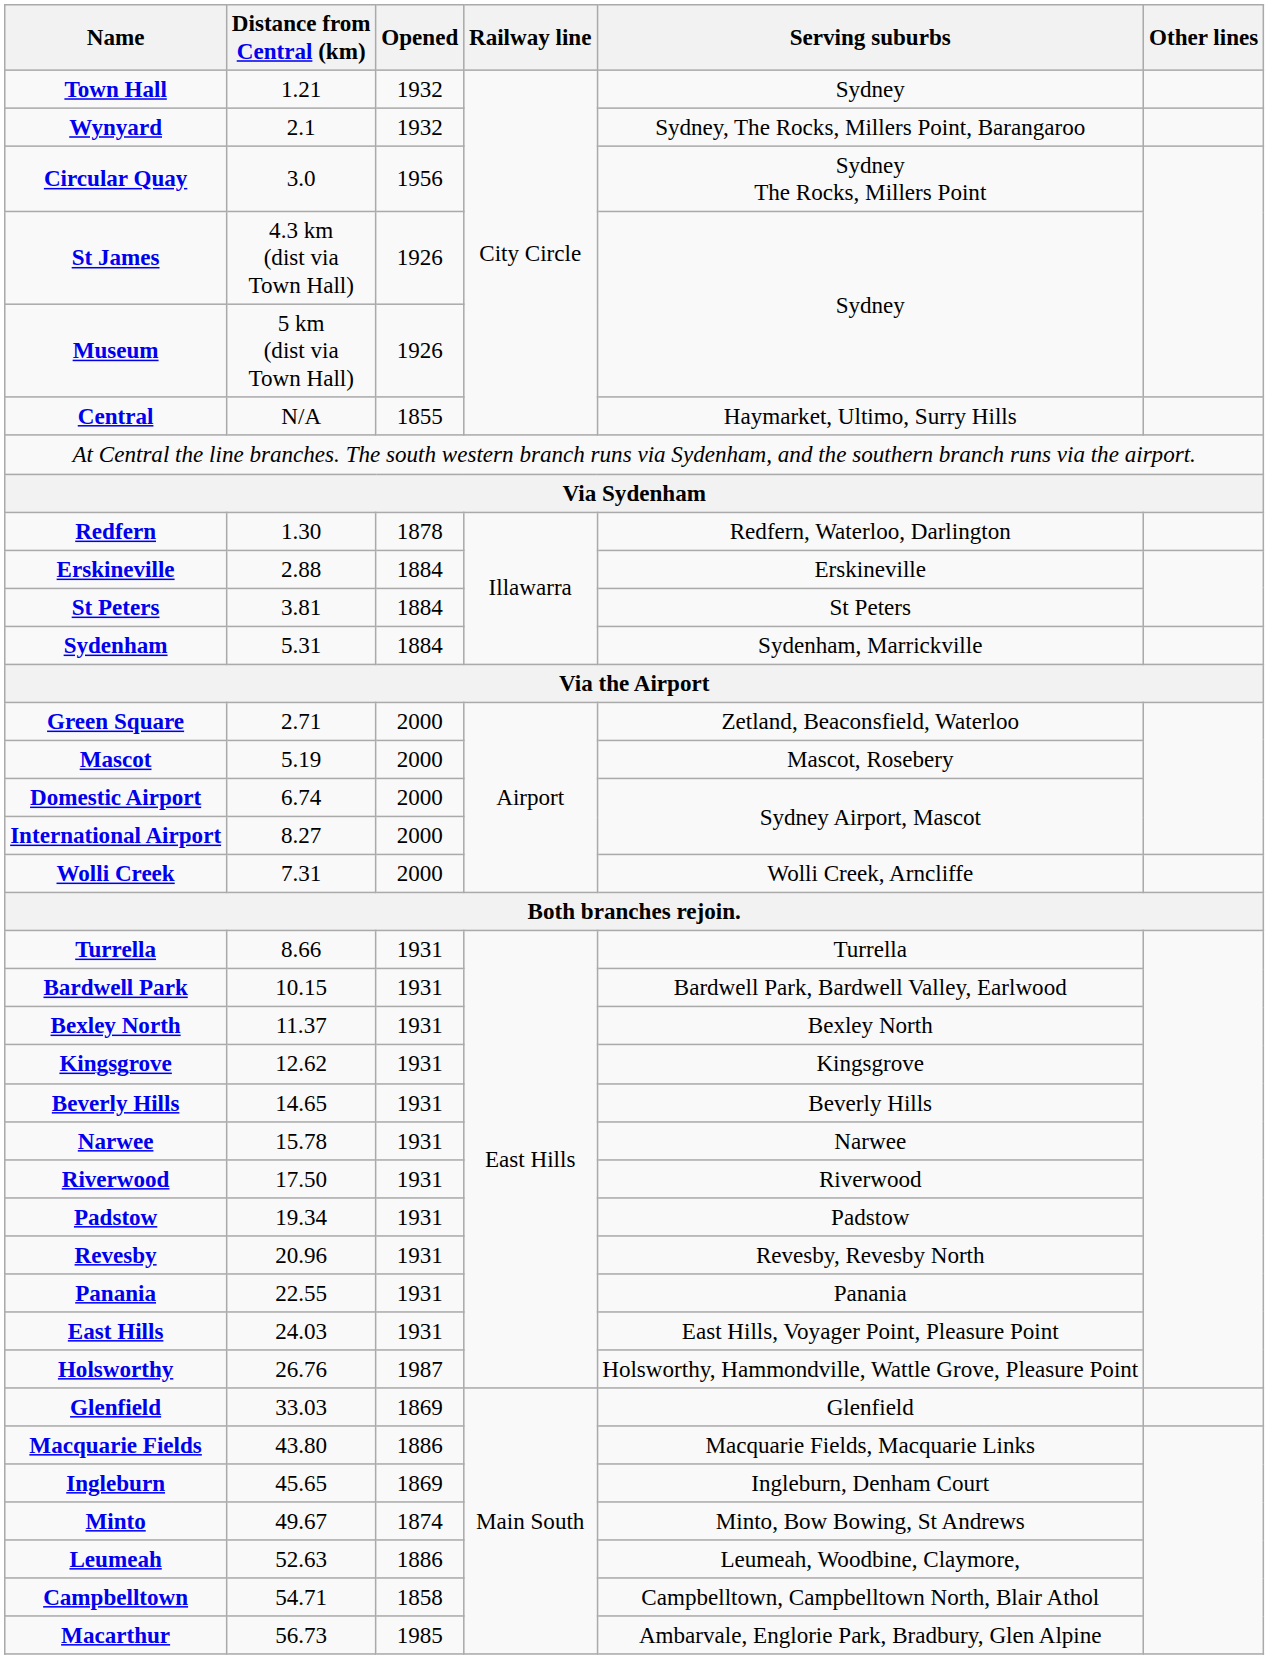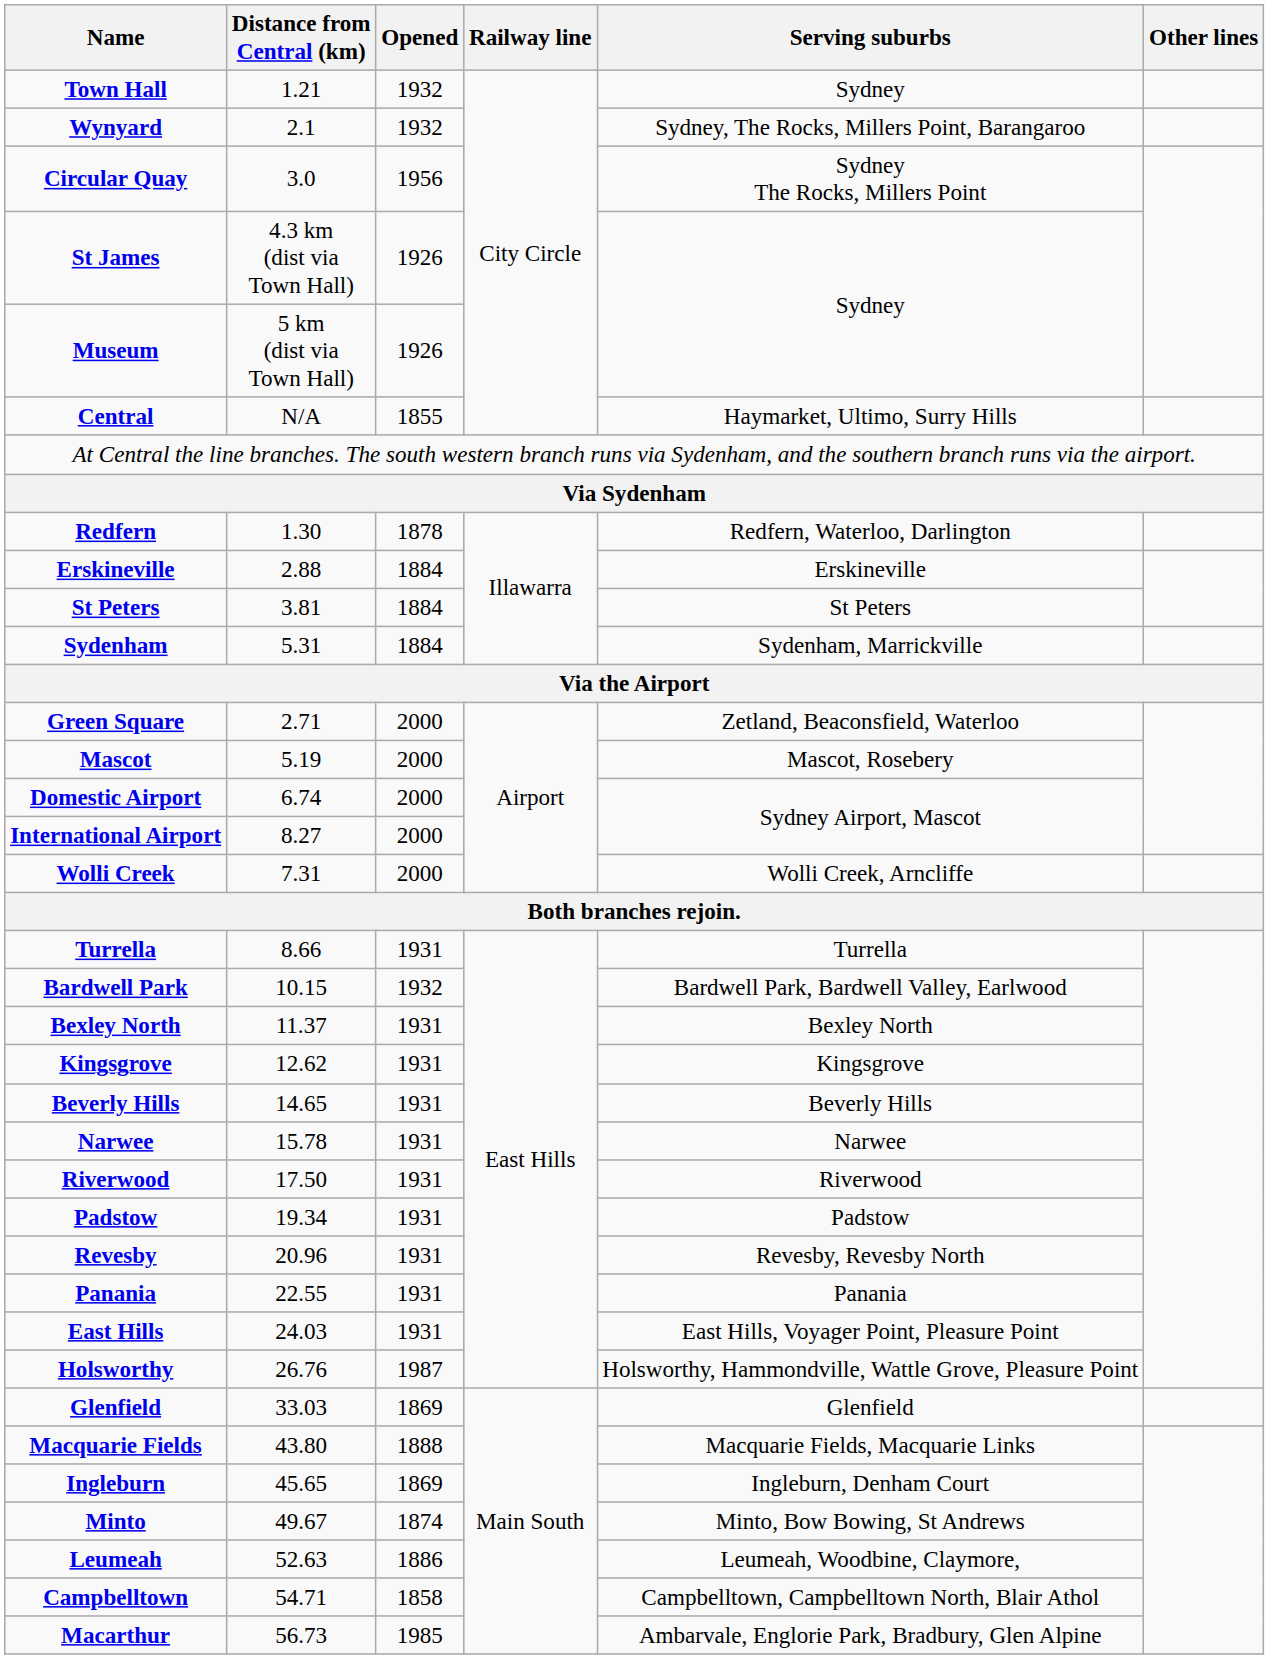(420, 987) 1931 -> (420, 987) 1932
(420, 1445) 1886 -> (420, 1445) 1888
